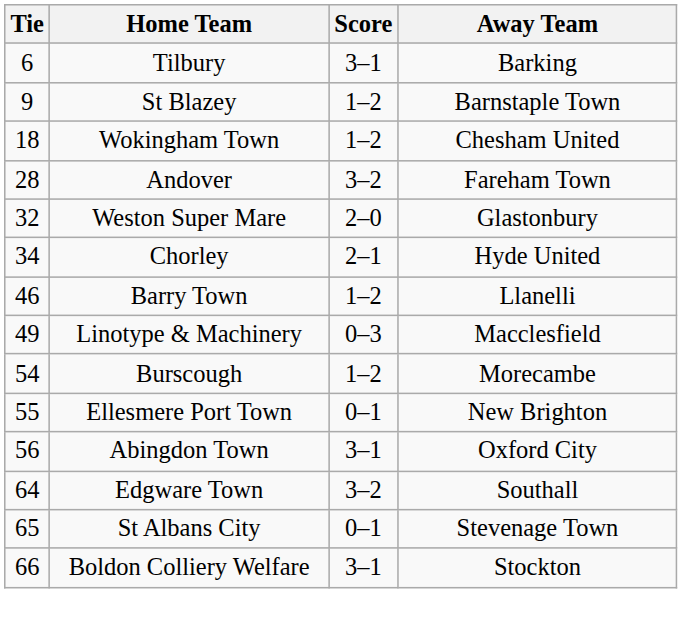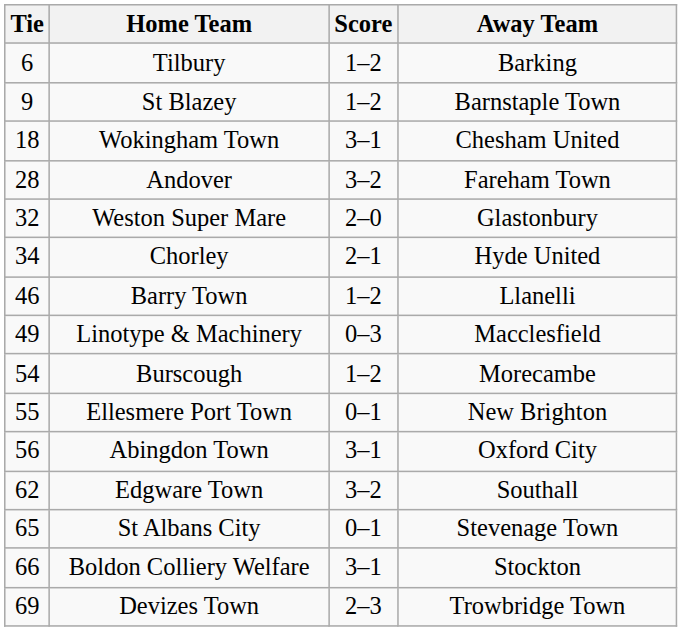(363, 62) 3–1 -> (363, 62) 1–2
(363, 140) 1–2 -> (363, 140) 3–1
(27, 489) 64 -> (27, 489) 62
+ row: (189, 606)
